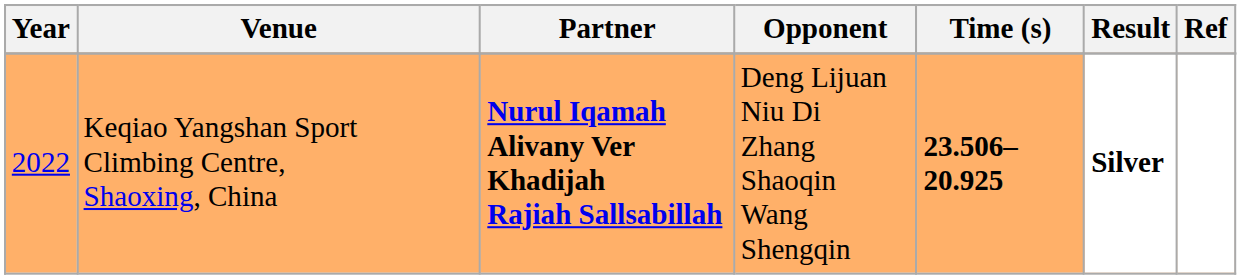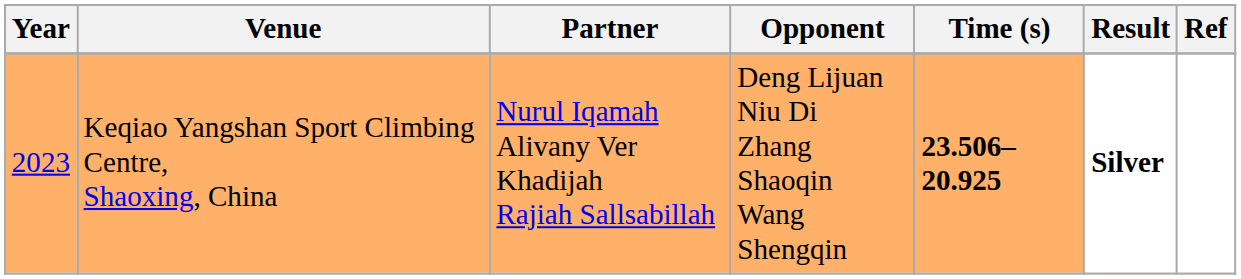(41, 162) 2022 -> (41, 162) 2023
(605, 162) bold -> (606, 162) normal
